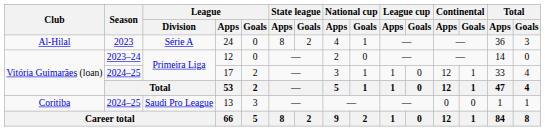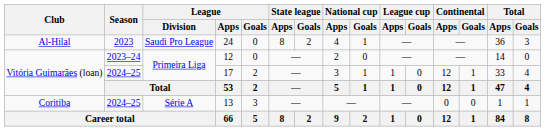(179, 42) Série A -> (179, 42) Saudi Pro League
(179, 103) Saudi Pro League -> (179, 103) Série A
